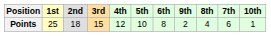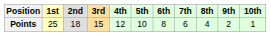columns swapped: (229, 11) <-> (185, 11)
